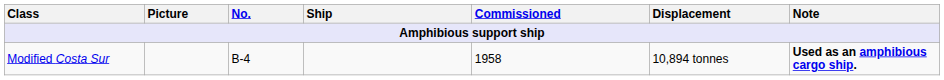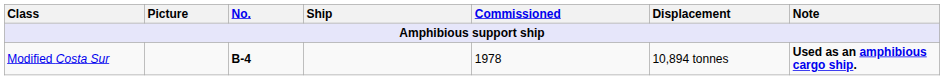(241, 58) normal -> (241, 58) bold
(488, 58) 1958 -> (488, 58) 1978
